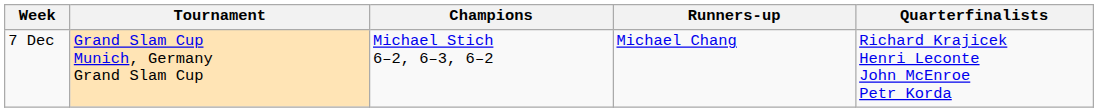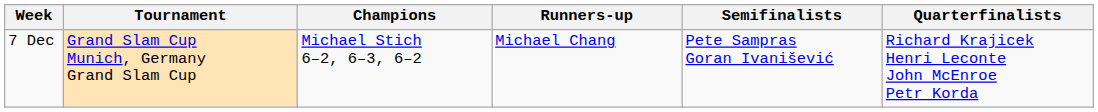+ column: (782, 17)
